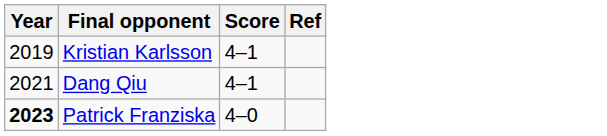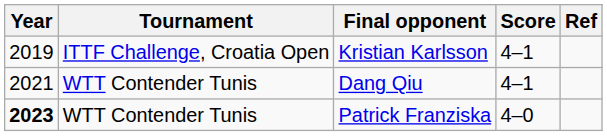+ column: (196, 21)
